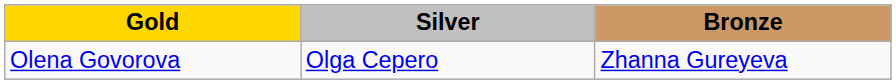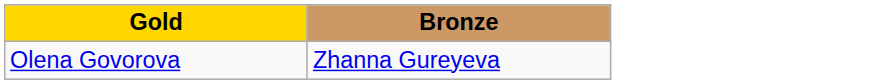- column: (448, 23)
